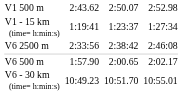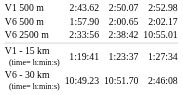rows swapped: (24, 62) <-> (32, 27)
(163, 46) 2:46:08 -> (161, 35) 10:55.01
(161, 81) 10:55.01 -> (163, 81) 2:46:08
